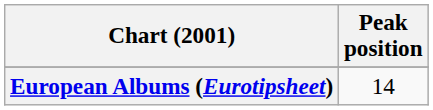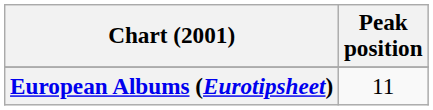(383, 85) 14 -> (383, 85) 11
